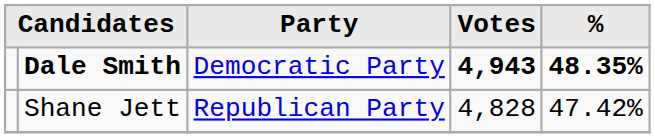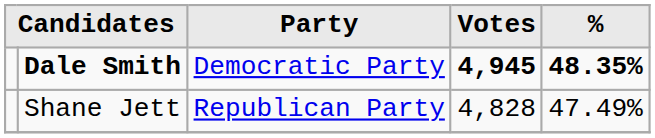(497, 69) 4,943 -> (497, 69) 4,945
(596, 111) 47.42% -> (596, 111) 47.49%
